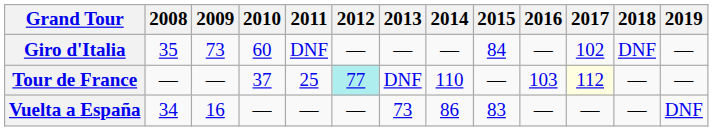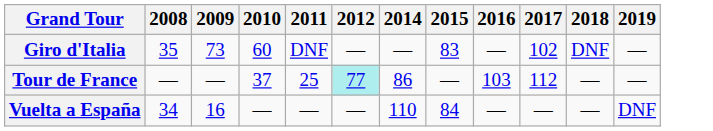- column: (403, 19)
(496, 49) 84 -> (450, 49) 83
(450, 79) 110 -> (403, 79) 86
(590, 79) lightyellow background -> (543, 79) no background
(450, 110) 86 -> (403, 110) 110
(496, 110) 83 -> (450, 110) 84
